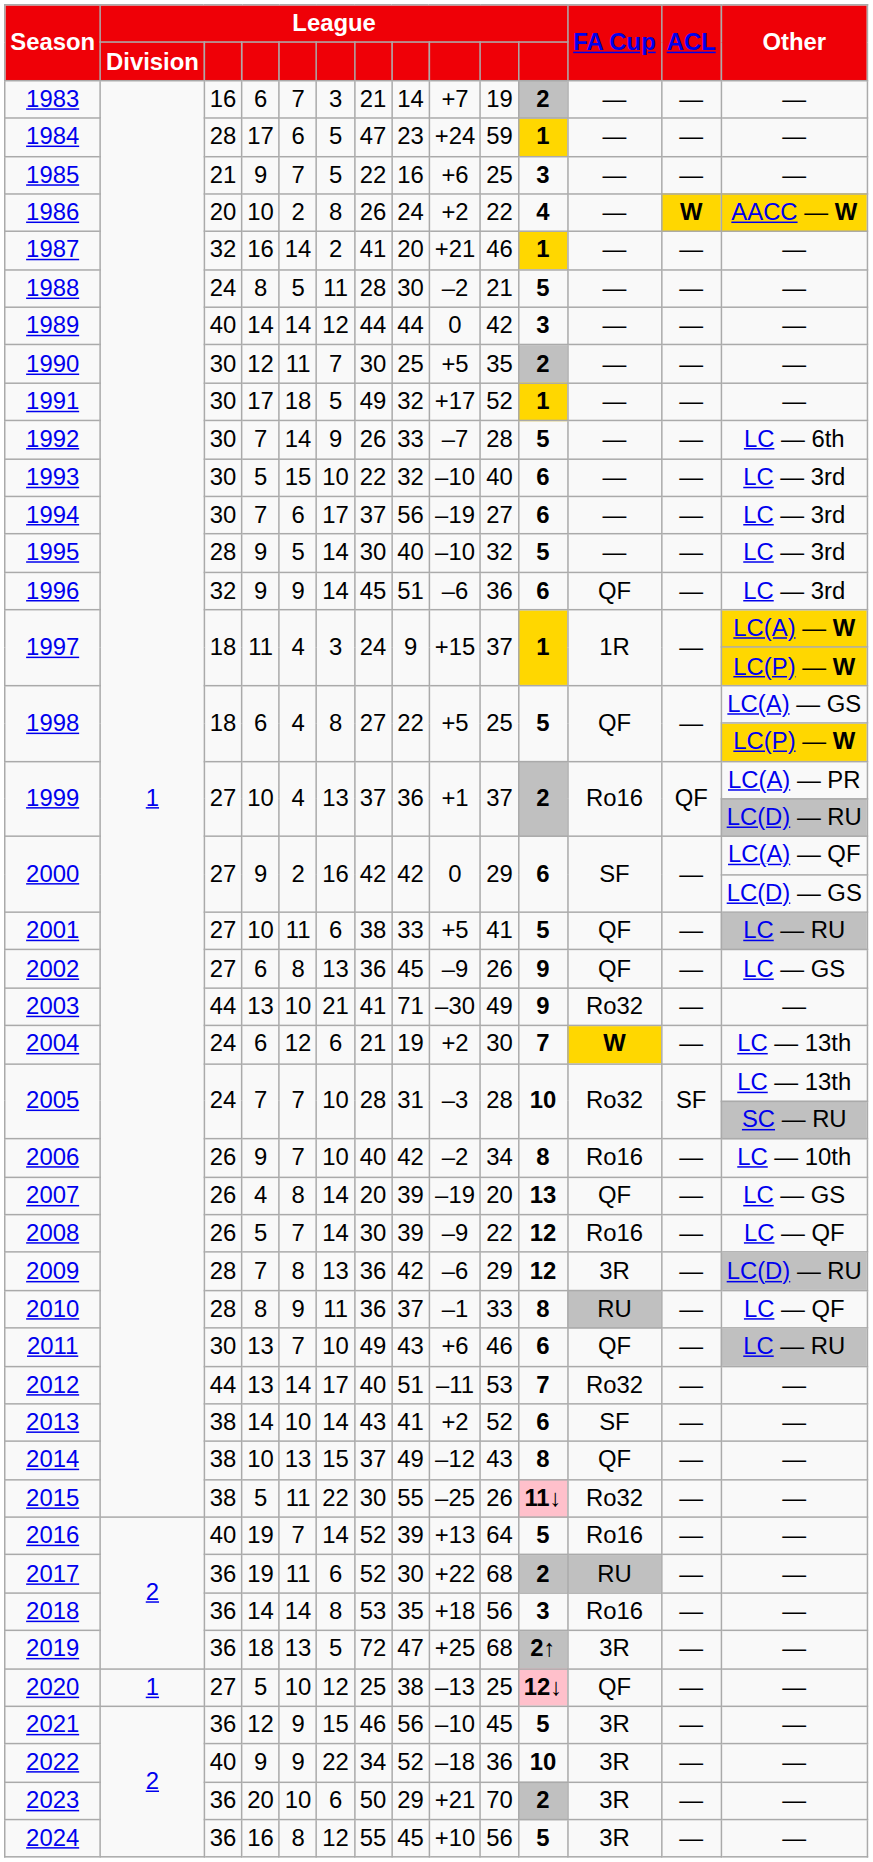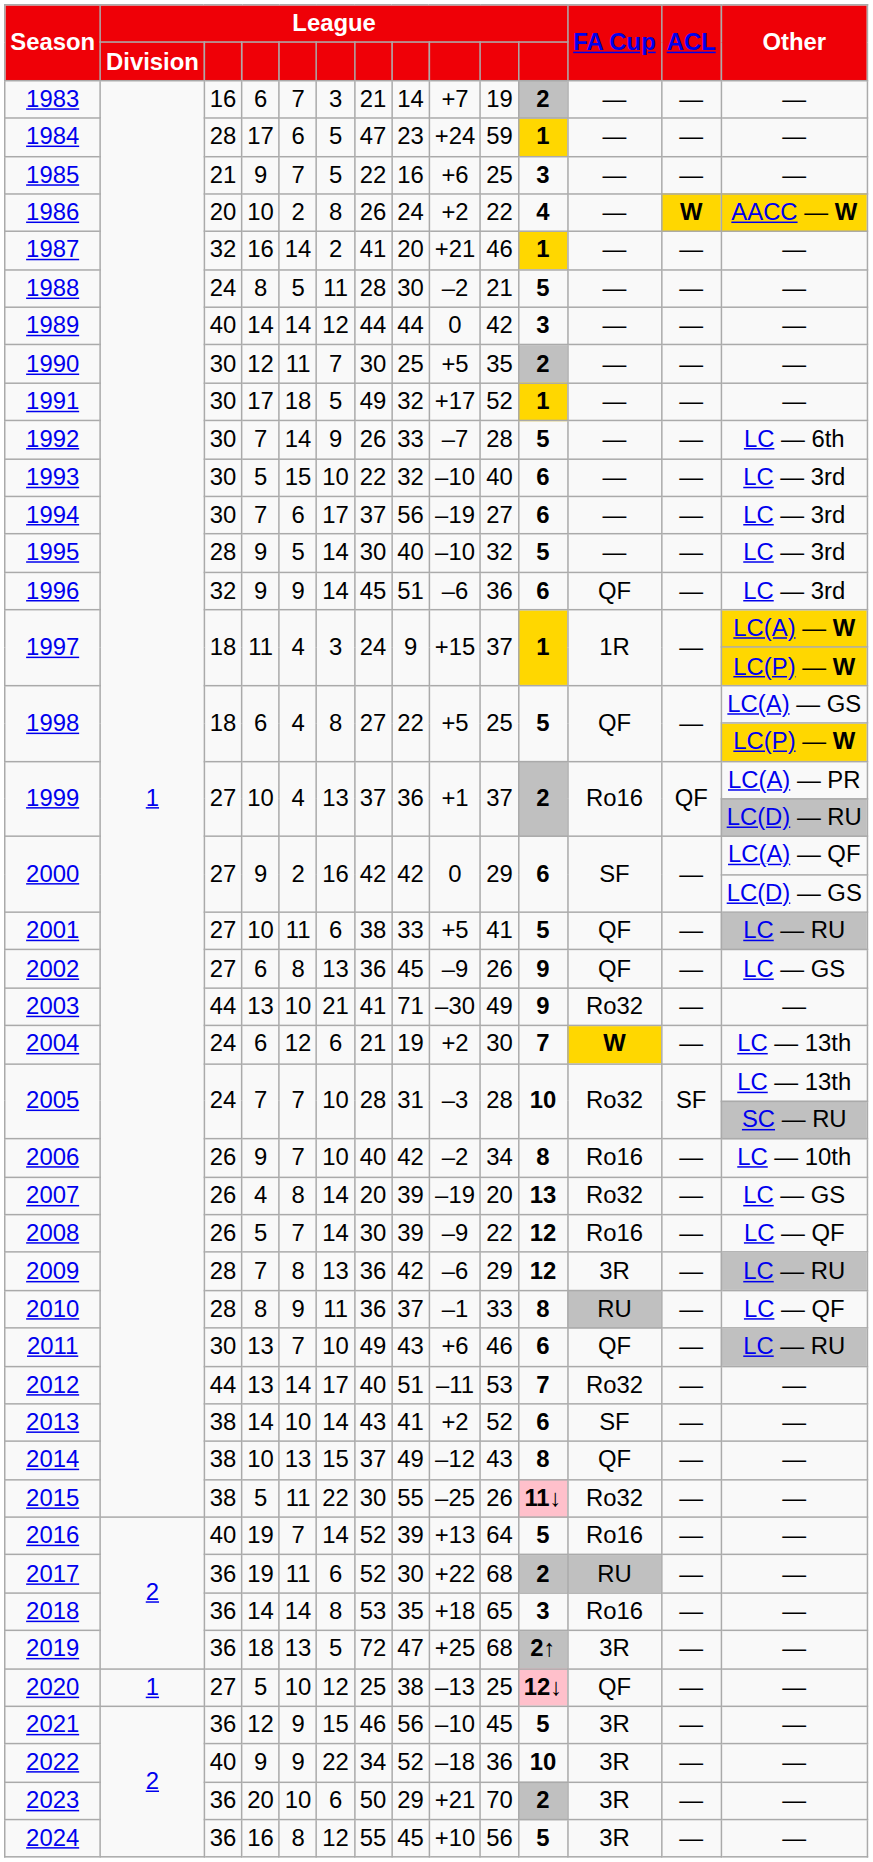(614, 1195) QF -> (614, 1195) Ro32
(794, 1271) LC(D) — RU -> (794, 1271) LC — RU
(499, 1611) 56 -> (499, 1611) 65
